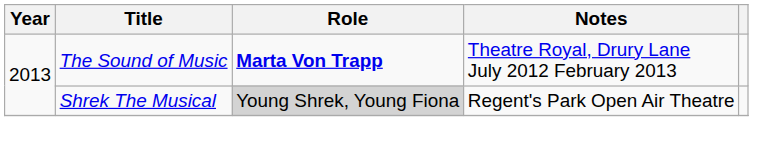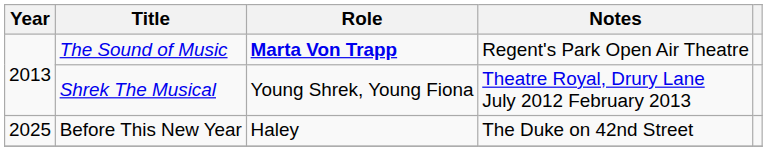(579, 60) Theatre Royal, Drury Lane July 2012 February 2013 -> (616, 49) Regent's Park Open Air Theatre
(348, 100) lightgrey background -> (362, 89) no background
(601, 100) Regent's Park Open Air Theatre -> (593, 89) Theatre Royal, Drury Lane July 2012 February 2013
+ row: (151, 130)
